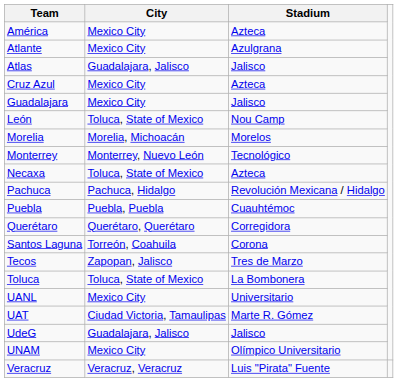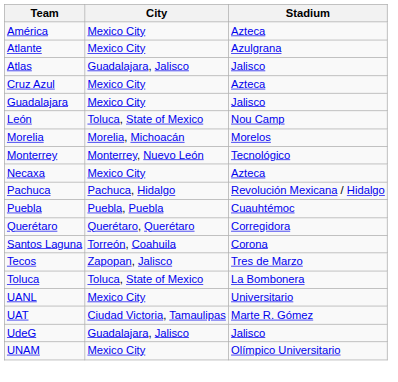(145, 173) Toluca, State of Mexico -> (116, 173) Mexico City
- row: (29, 368)
